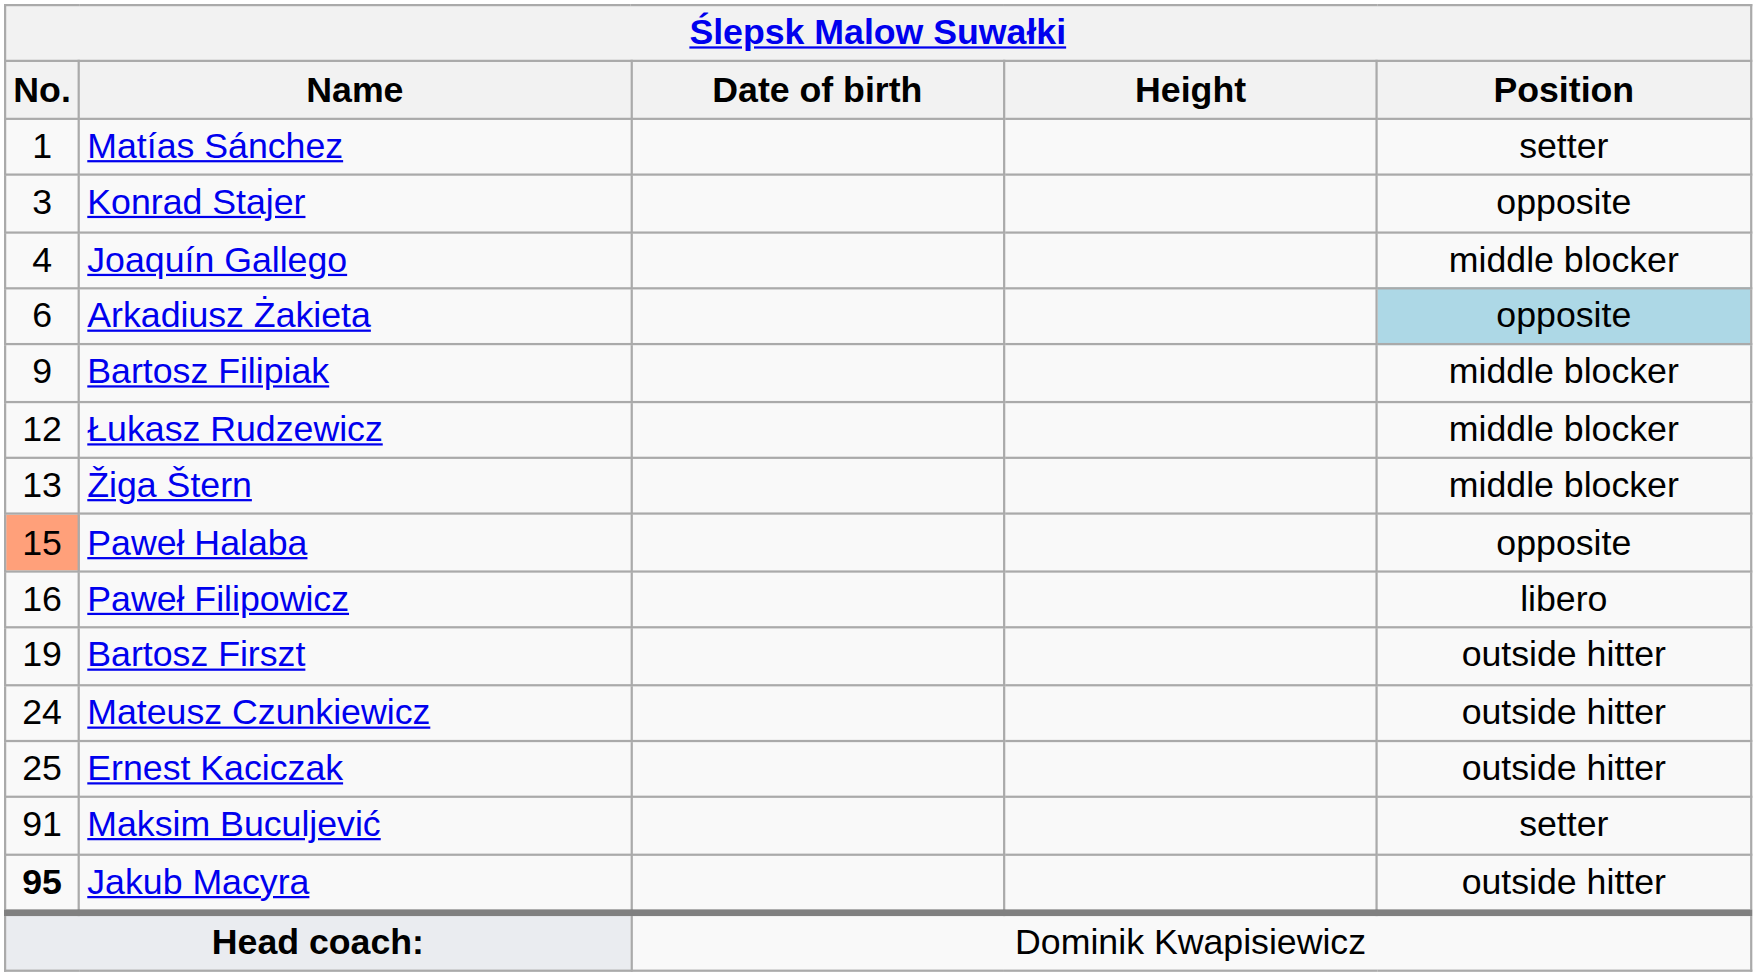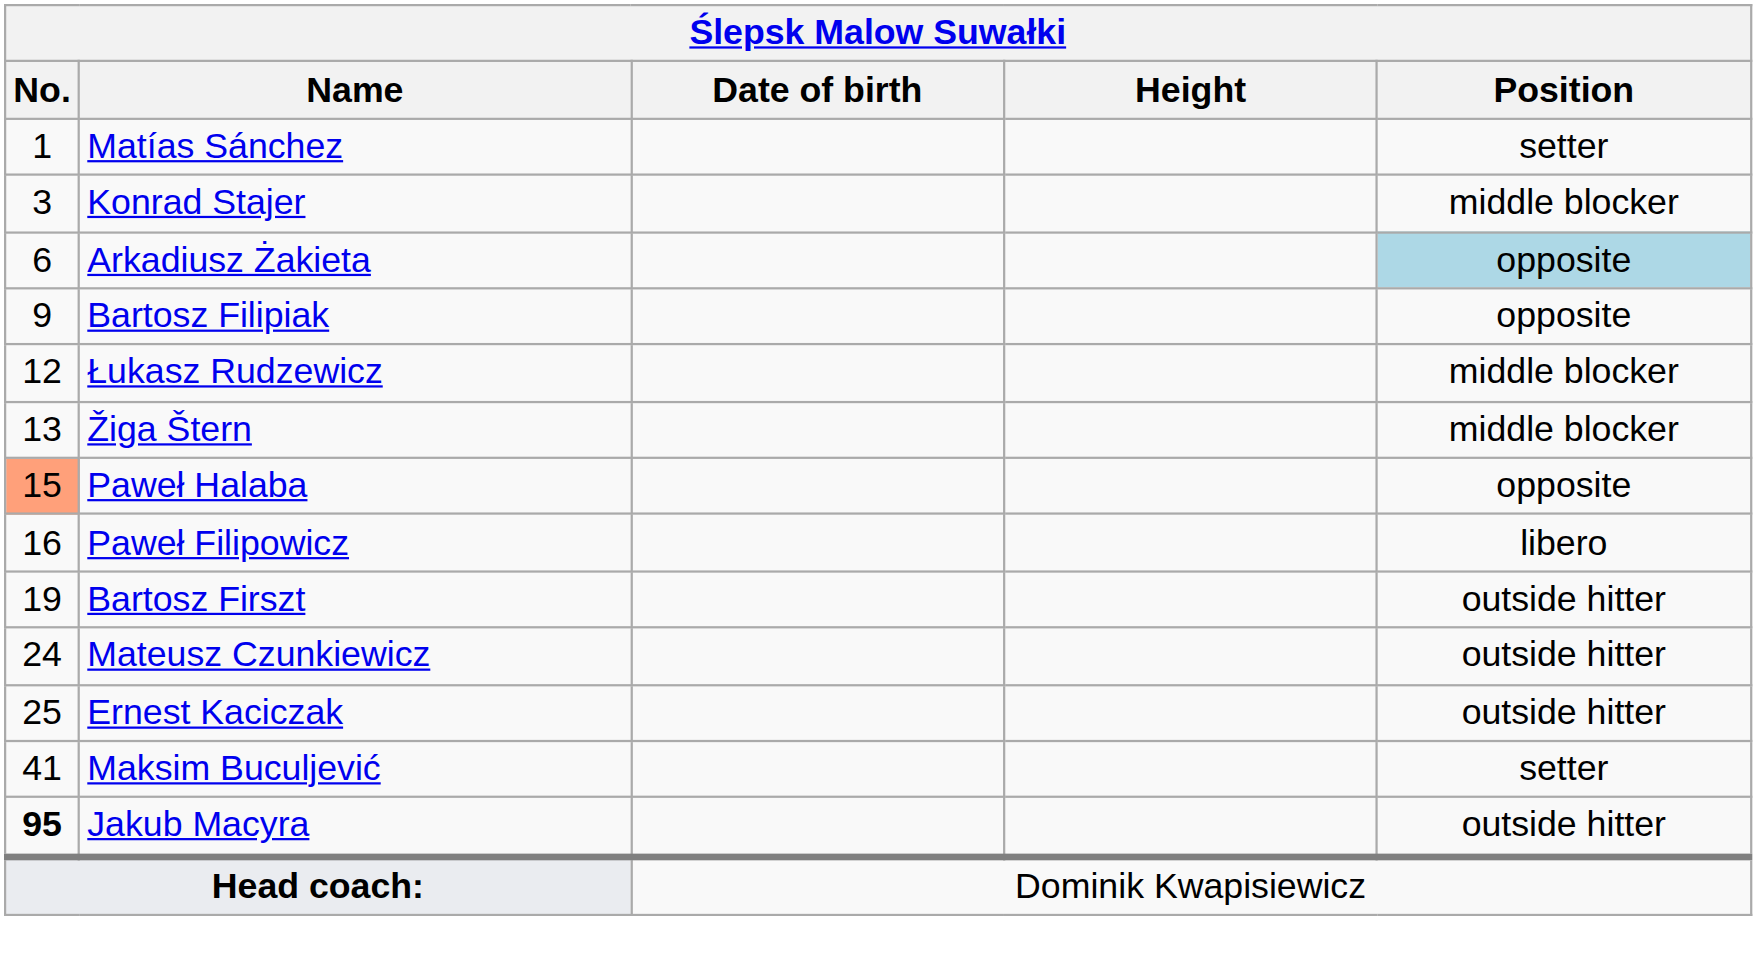(1564, 202) opposite -> (1564, 202) middle blocker
- row: (217, 259)
(1564, 372) middle blocker -> (1564, 315) opposite
(42, 825) 91 -> (42, 768) 41
